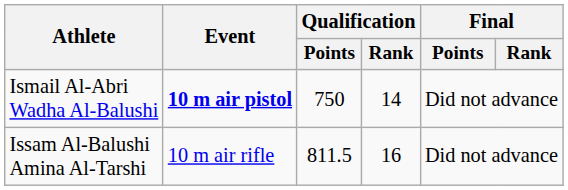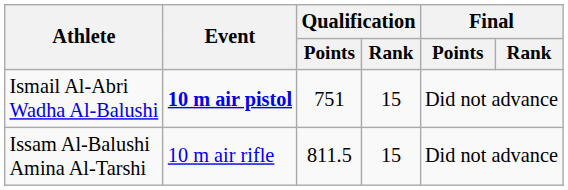(329, 98) 750 -> (329, 98) 751
(391, 98) 14 -> (391, 98) 15
(391, 156) 16 -> (391, 156) 15
